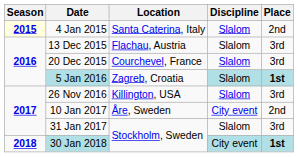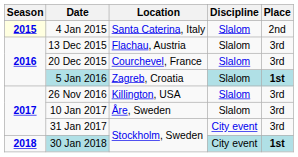(234, 111) City event -> (234, 111) Slalom
(277, 111) 2nd -> (277, 111) 3rd
(234, 127) Slalom -> (234, 127) City event
